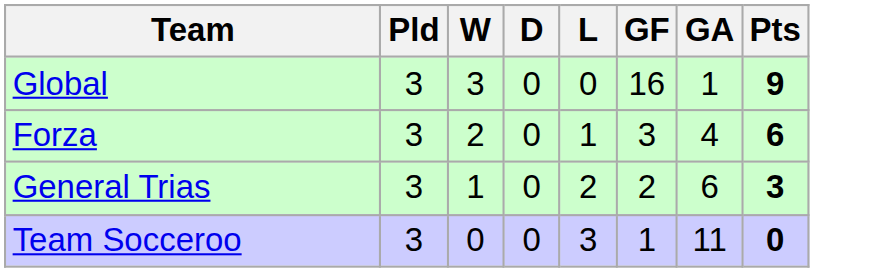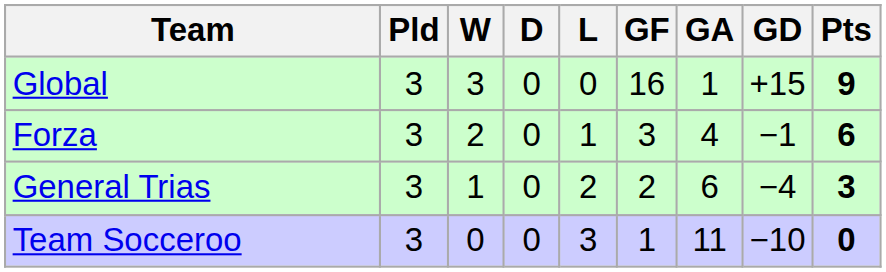+ column: (777, 30)
